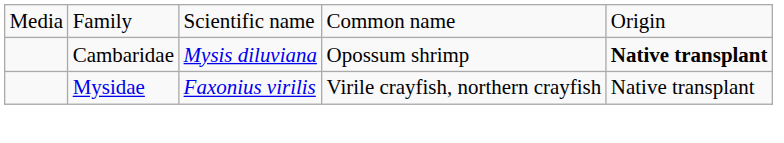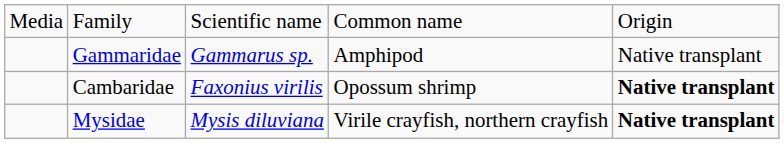+ row: (127, 54)
(250, 54) Mysis diluviana -> (257, 87) Faxonius virilis
(250, 87) Faxonius virilis -> (257, 120) Mysis diluviana
(683, 87) normal -> (696, 120) bold
